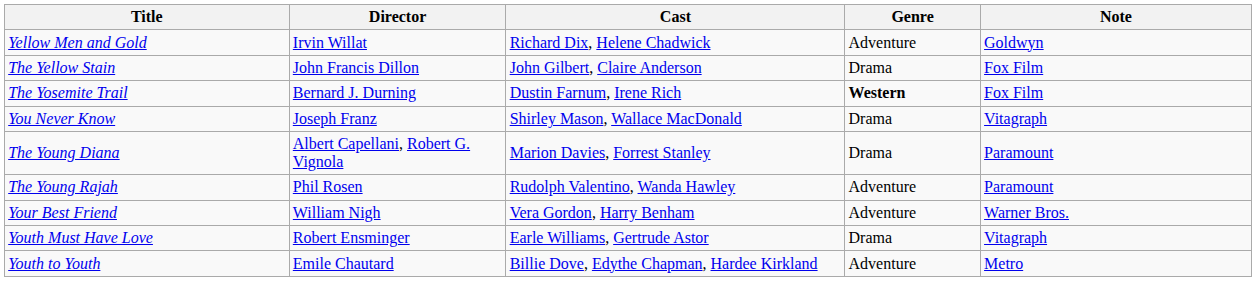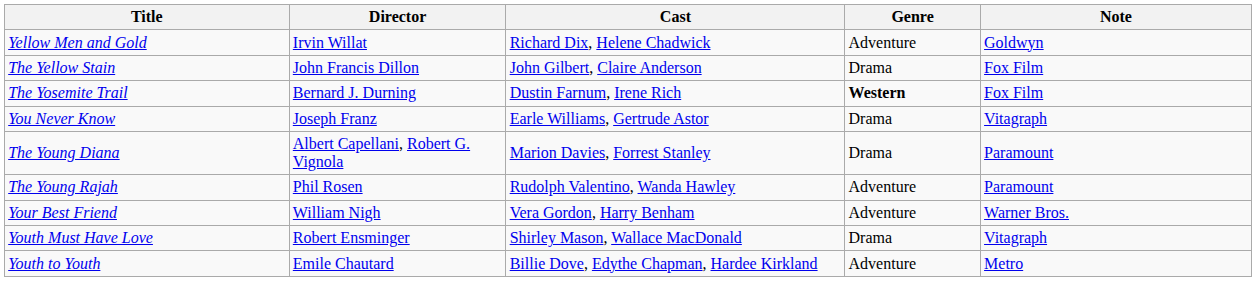(626, 118) Shirley Mason, Wallace MacDonald -> (609, 118) Earle Williams, Gertrude Astor
(609, 238) Earle Williams, Gertrude Astor -> (626, 238) Shirley Mason, Wallace MacDonald
